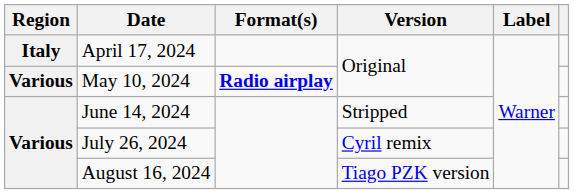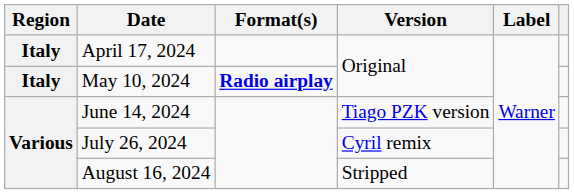(41, 81) Various -> (41, 81) Italy
(375, 111) Stripped -> (416, 111) Tiago PZK version
(416, 173) Tiago PZK version -> (375, 173) Stripped
